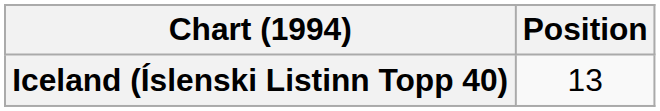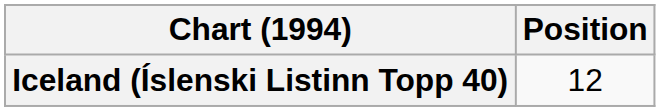(585, 79) 13 -> (585, 79) 12
